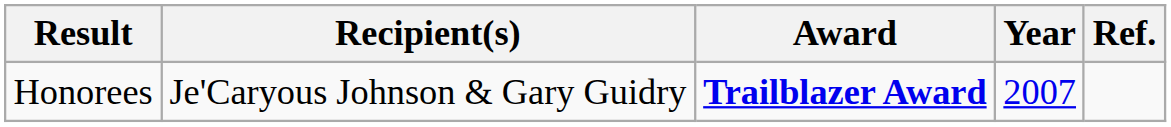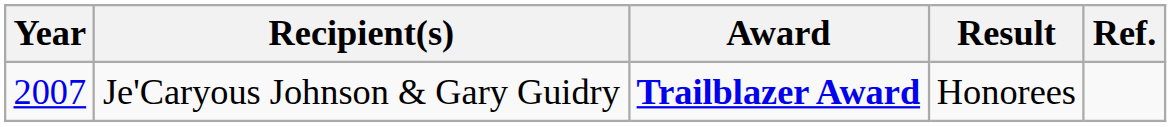columns swapped: (1040, 33) <-> (83, 33)
